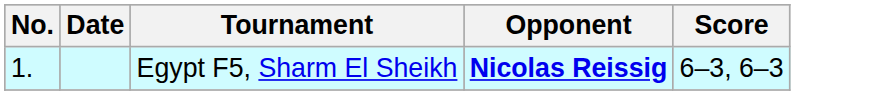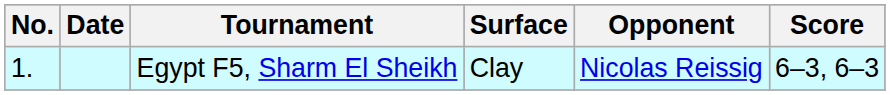+ column: (519, 25)
(568, 68) bold -> (671, 68) normal
